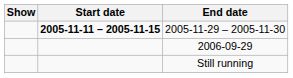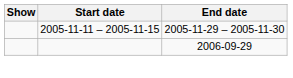(100, 30) bold -> (100, 30) normal
- row: (225, 64)
